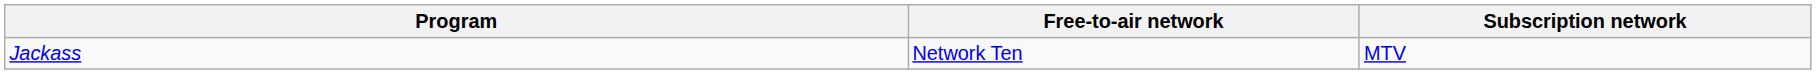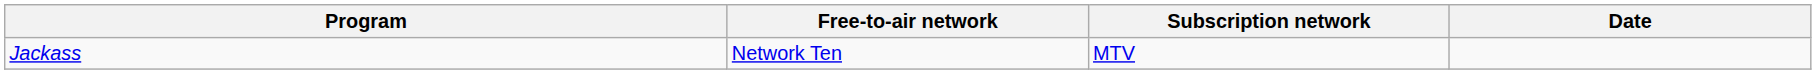+ column: (1630, 21)
